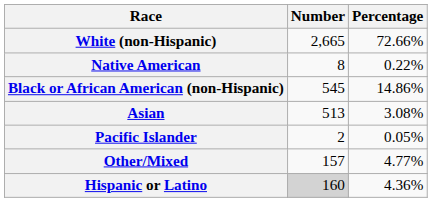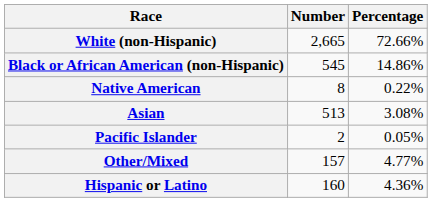rows swapped: (146, 88) <-> (146, 64)
(333, 185) lightgrey background -> (333, 185) no background
